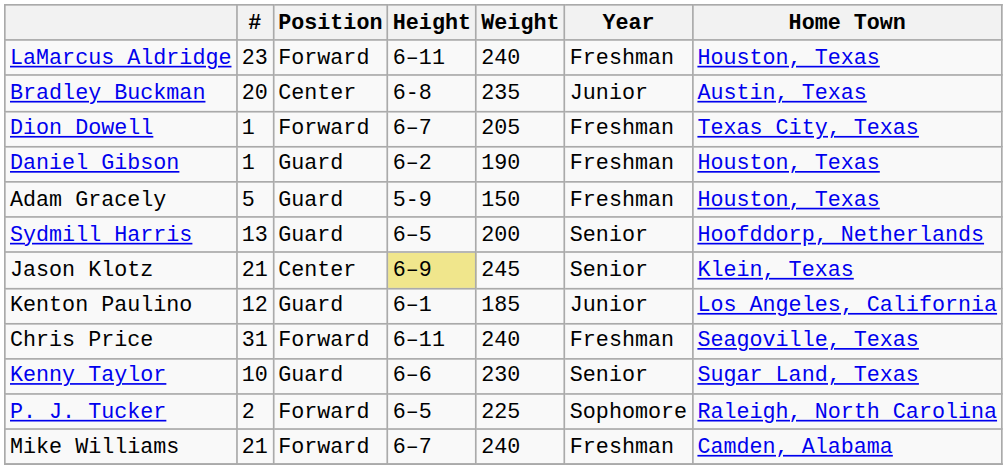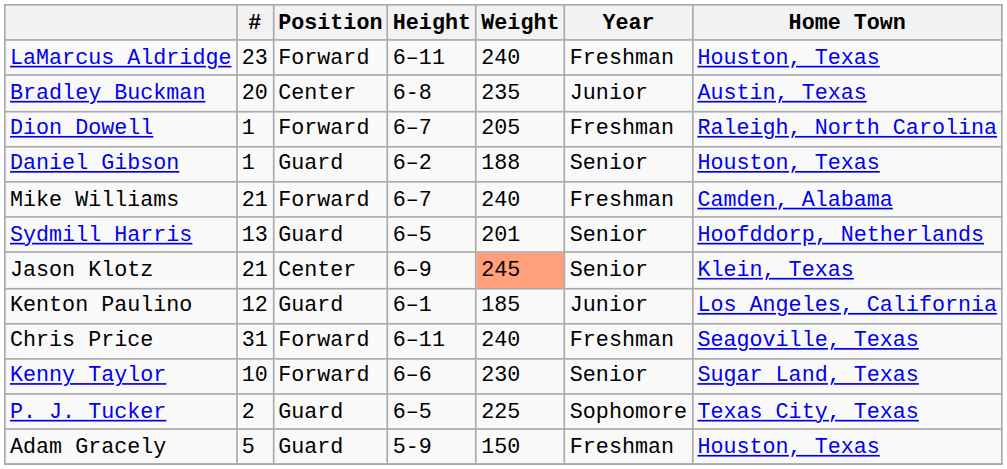(808, 129) Texas City, Texas -> (847, 129) Raleigh, North Carolina
(501, 164) 190 -> (501, 164) 188
(622, 164) Freshman -> (609, 164) Senior
rows swapped: (88, 199) <-> (95, 447)
(501, 235) 200 -> (501, 235) 201
(412, 270) khaki background -> (412, 270) no background
(501, 270) no background -> (501, 270) lightsalmon background
(311, 376) Guard -> (324, 376) Forward
(324, 412) Forward -> (311, 412) Guard
(847, 412) Raleigh, North Carolina -> (808, 412) Texas City, Texas
